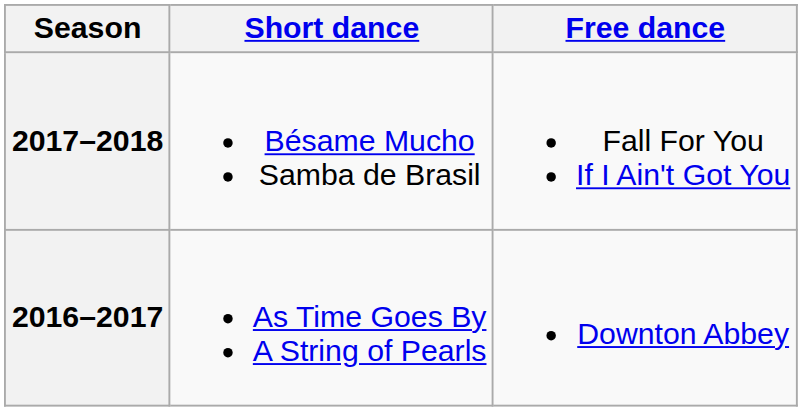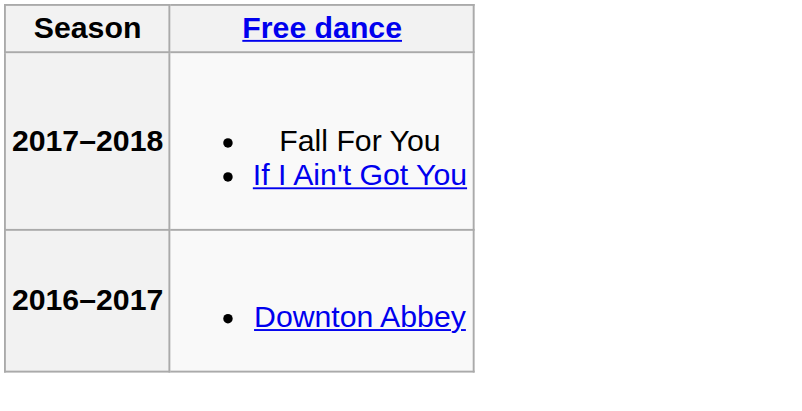- column: (332, 28)
